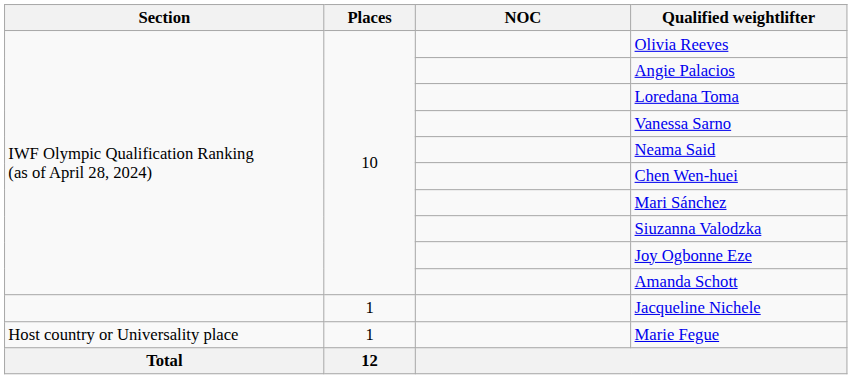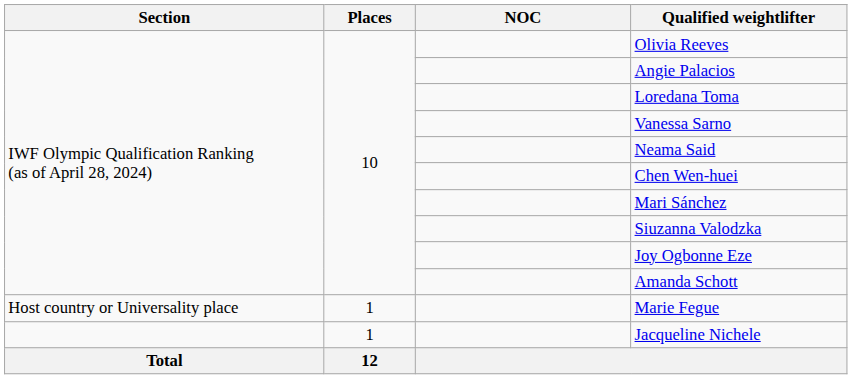rows swapped: (698, 307) <-> (677, 334)
